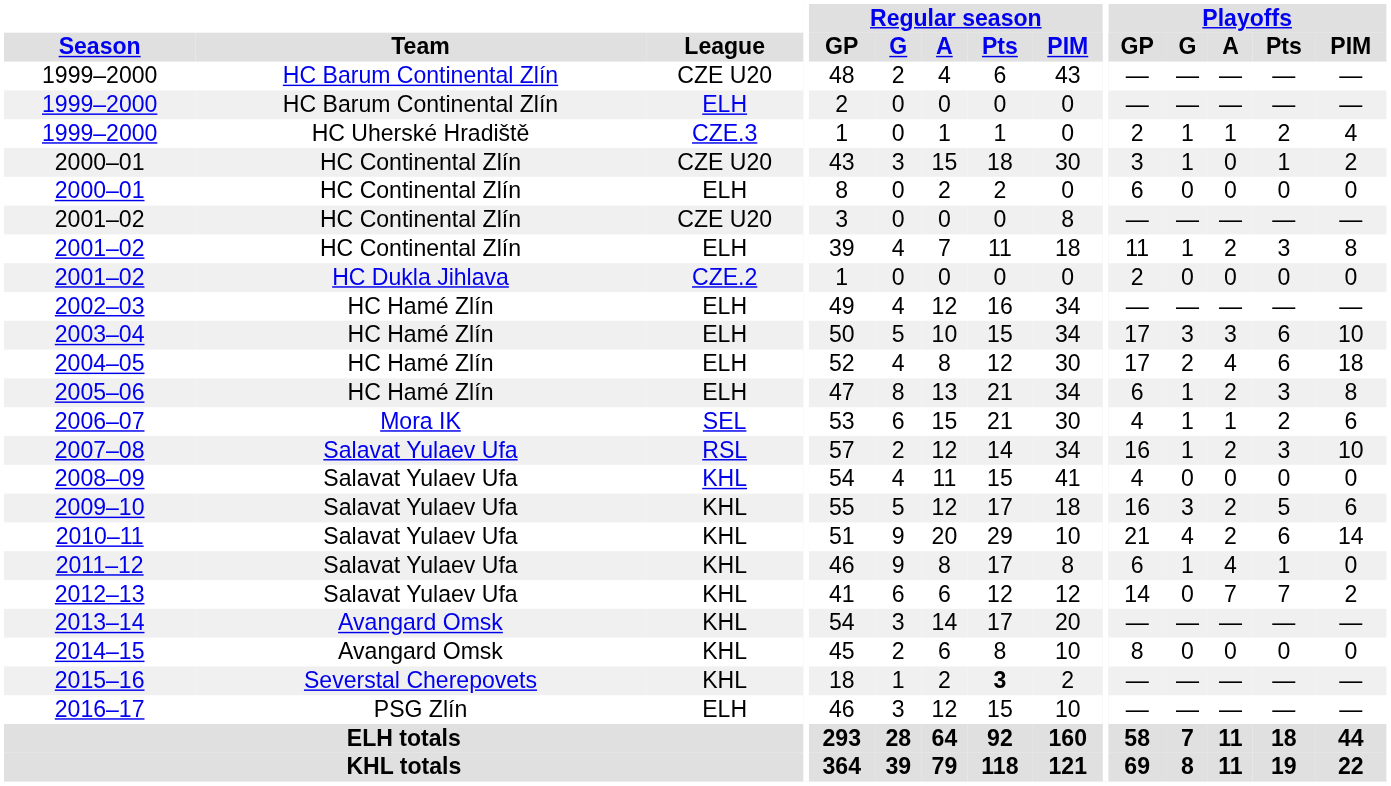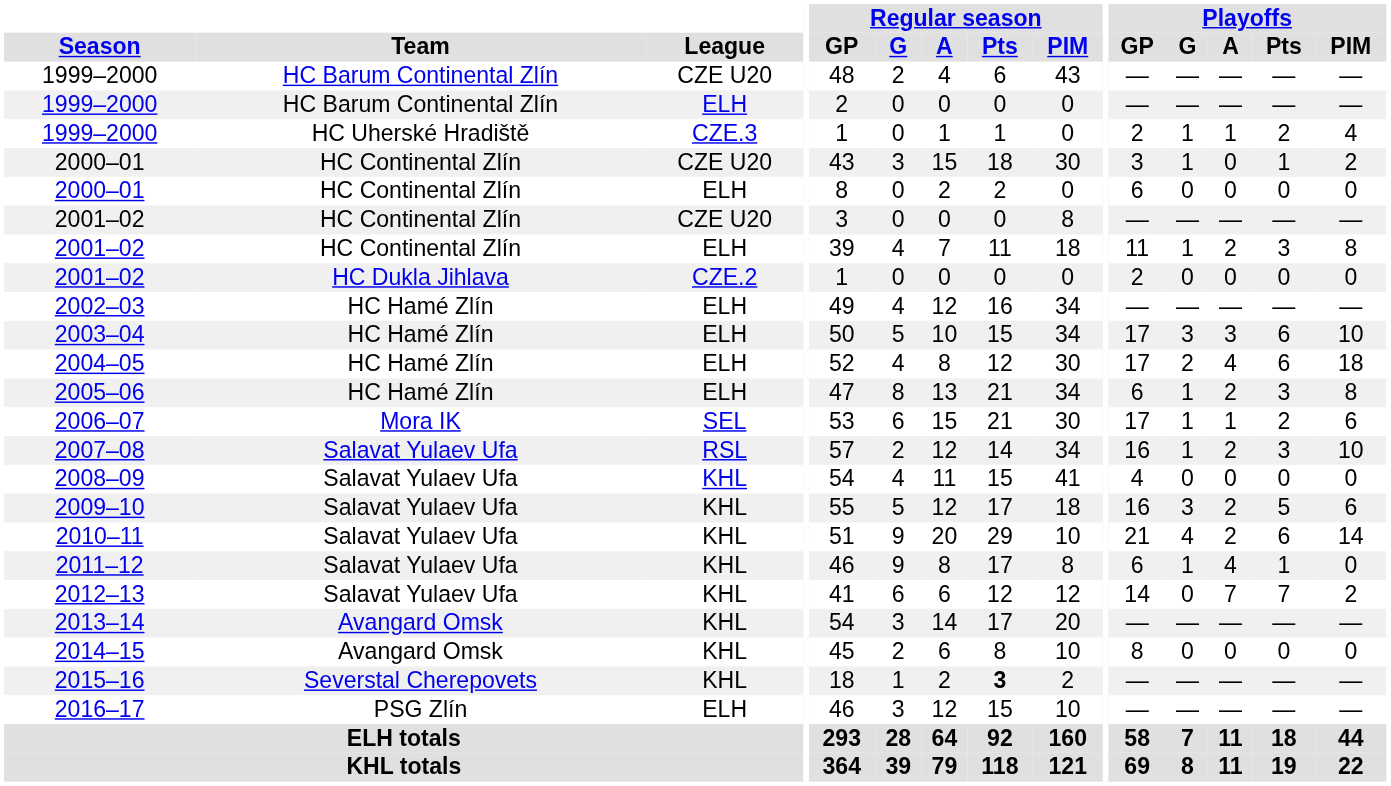(1137, 421) 4 -> (1137, 421) 17
